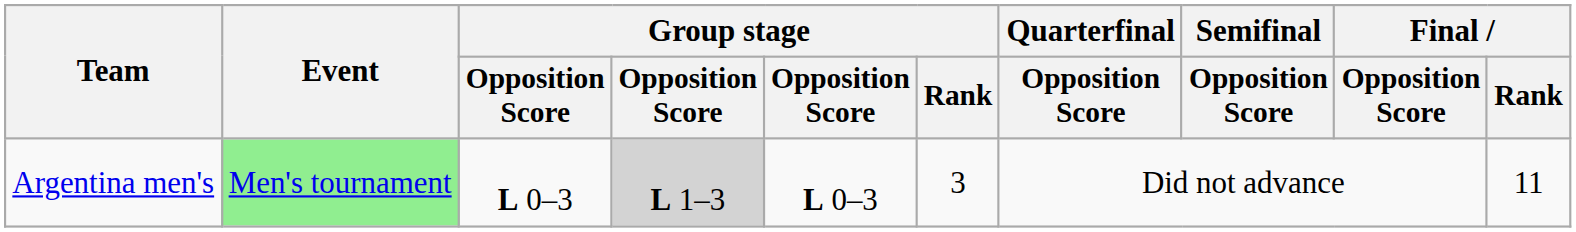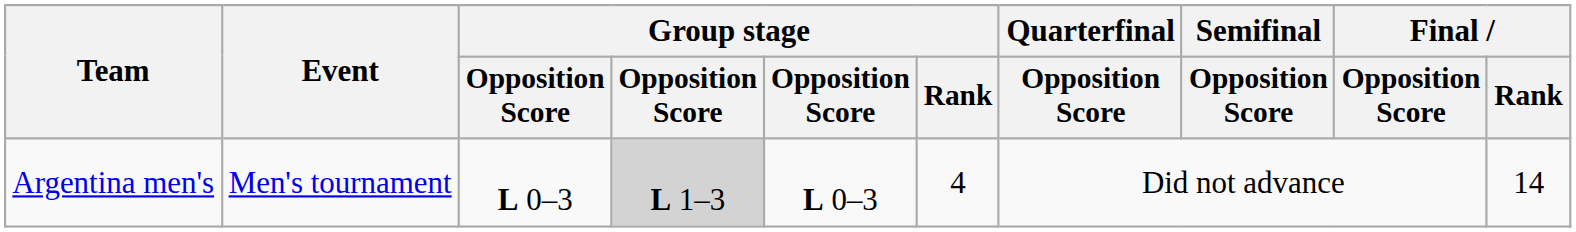(340, 182) lightgreen background -> (340, 182) no background
(958, 182) 3 -> (958, 182) 4
(1529, 182) 11 -> (1529, 182) 14
